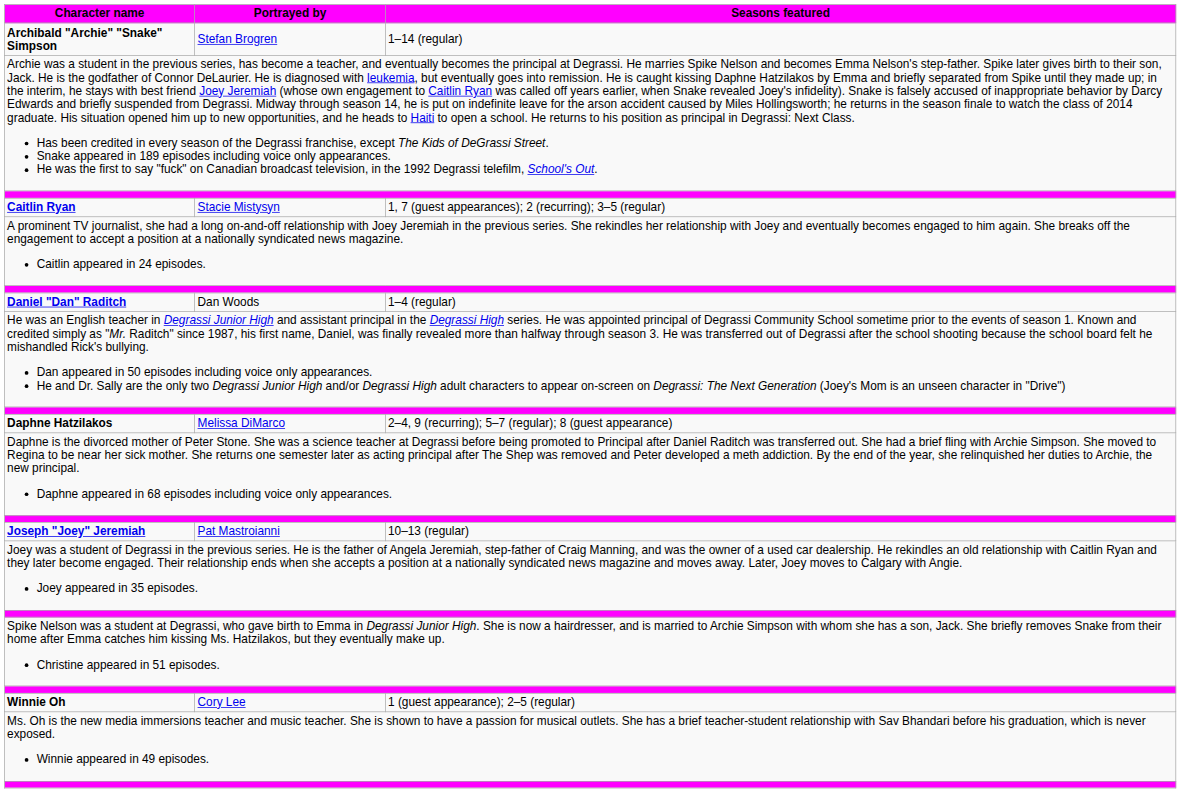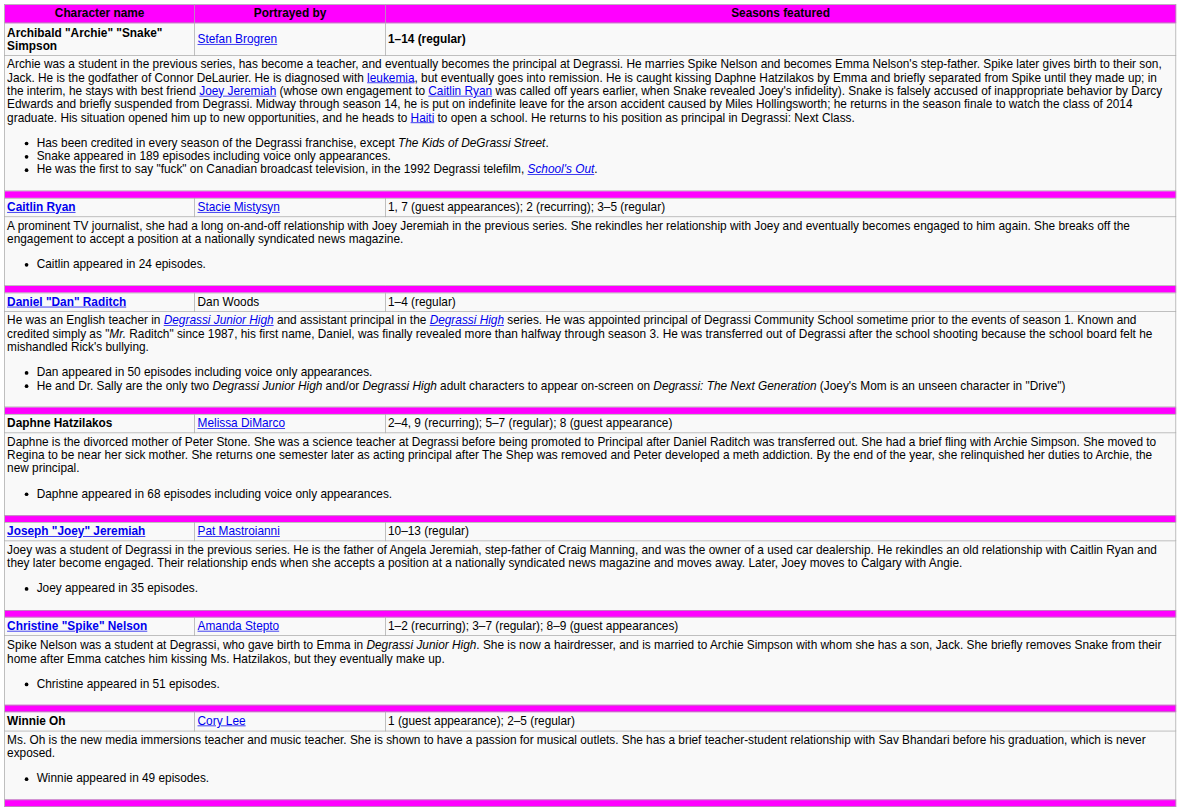(425, 39) normal -> (427, 39) bold
+ row: (77, 626)
